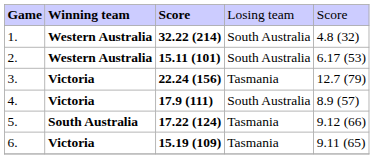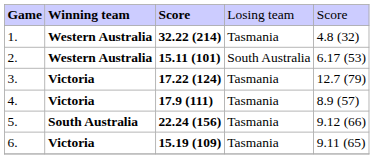(269, 36) South Australia -> (253, 36) Tasmania
(190, 79) 22.24 (156) -> (190, 79) 17.22 (124)
(269, 100) South Australia -> (253, 100) Tasmania
(190, 121) 17.22 (124) -> (190, 121) 22.24 (156)
